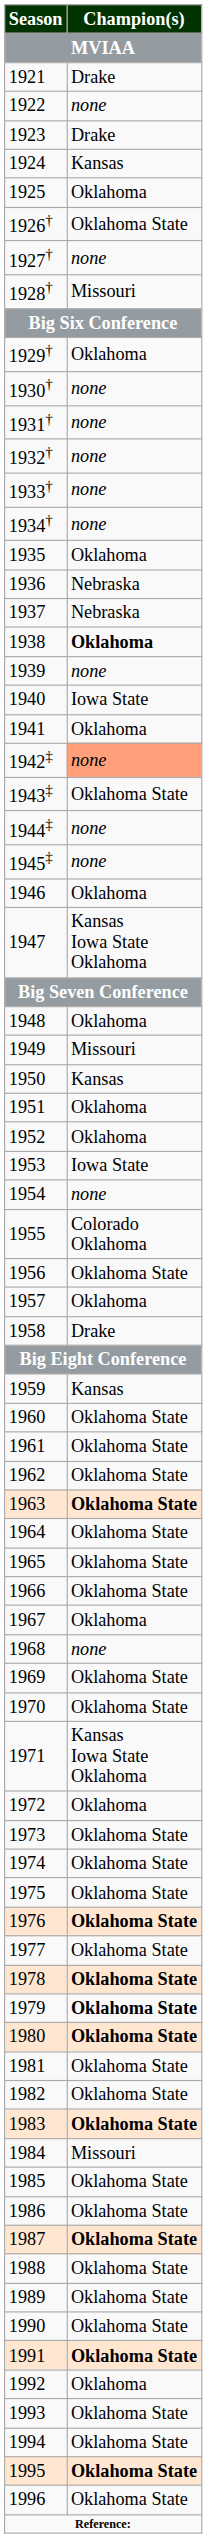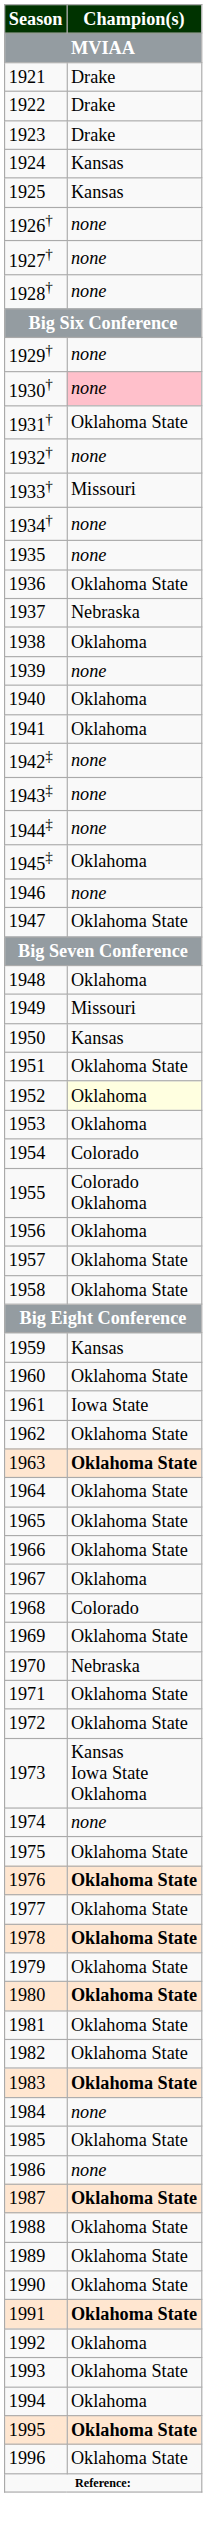(89, 105) none -> (93, 105) Drake
(109, 192) Oklahoma -> (97, 192) Kansas
(129, 223) Oklahoma State -> (89, 223) none
(103, 291) Missouri -> (89, 291) none
(109, 354) Oklahoma -> (89, 354) none
(89, 388) no background -> (89, 388) pink background
(89, 422) none -> (129, 422) Oklahoma State
(89, 489) none -> (103, 489) Missouri
(109, 555) Oklahoma -> (89, 555) none
(105, 584) Nebraska -> (129, 584) Oklahoma State
(112, 641) bold -> (109, 641) normal
(110, 699) Iowa State -> (109, 699) Oklahoma
(89, 760) lightsalmon background -> (89, 760) no background
(129, 793) Oklahoma State -> (89, 793) none
(89, 861) none -> (109, 861) Oklahoma
(109, 893) Oklahoma -> (89, 893) none
(110, 942) Kansas Iowa State Oklahoma -> (129, 922) Oklahoma State
(109, 1107) Oklahoma -> (129, 1066) Oklahoma State
(109, 1136) no background -> (109, 1095) lightyellow background
(110, 1165) Iowa State -> (109, 1124) Oklahoma
(89, 1194) none -> (105, 1153) Colorado
(129, 1272) Oklahoma State -> (109, 1231) Oklahoma
(109, 1301) Oklahoma -> (129, 1260) Oklahoma State
(93, 1330) Drake -> (129, 1289) Oklahoma State
(129, 1446) Oklahoma State -> (110, 1405) Iowa State
(89, 1648) none -> (105, 1607) Colorado
(129, 1706) Oklahoma State -> (105, 1665) Nebraska
(110, 1756) Kansas Iowa State Oklahoma -> (129, 1694) Oklahoma State
(109, 1805) Oklahoma -> (129, 1723) Oklahoma State
(129, 1834) Oklahoma State -> (110, 1773) Kansas Iowa State Oklahoma
(129, 1863) Oklahoma State -> (89, 1822) none
(134, 2008) bold -> (129, 1967) normal
(103, 2152) Missouri -> (89, 2111) none
(129, 2210) Oklahoma State -> (89, 2169) none
(129, 2442) Oklahoma State -> (109, 2401) Oklahoma
